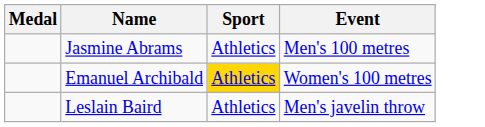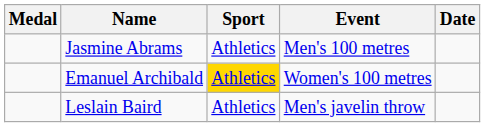+ column: (458, 19)
